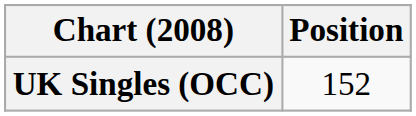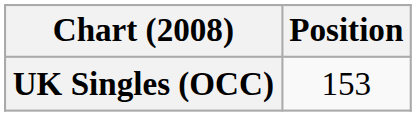(346, 83) 152 -> (346, 83) 153
